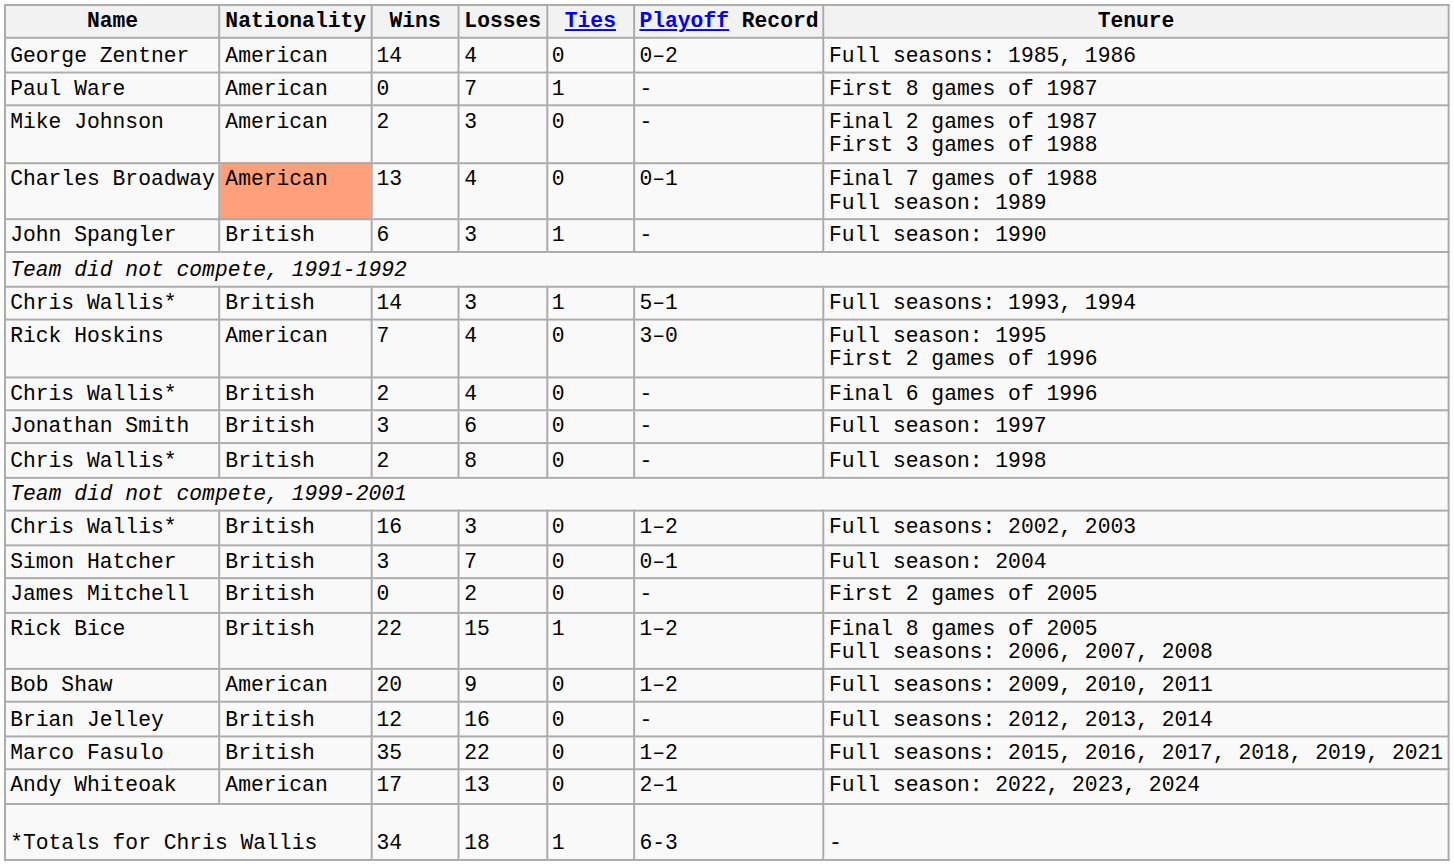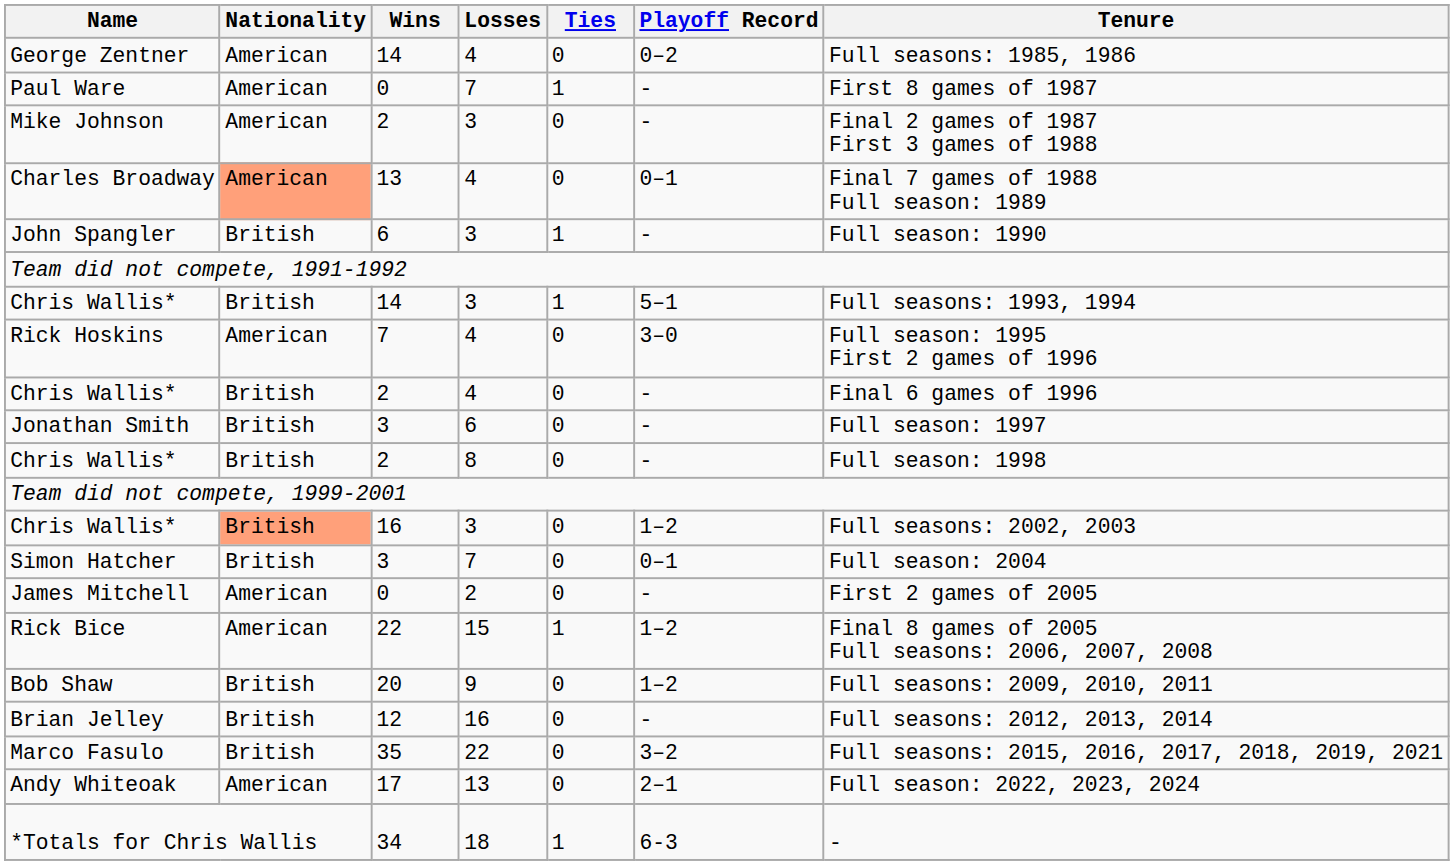(270, 528) no background -> (270, 528) lightsalmon background
(270, 595) British -> (277, 595) American
(270, 629) British -> (277, 629) American
(277, 686) American -> (270, 686) British
(659, 753) 1–2 -> (659, 753) 3–2
